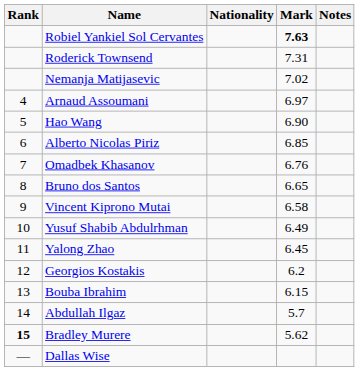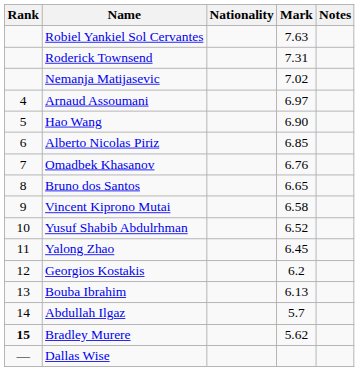(296, 36) bold -> (296, 36) normal
(296, 228) 6.49 -> (296, 228) 6.52
(296, 292) 6.15 -> (296, 292) 6.13
